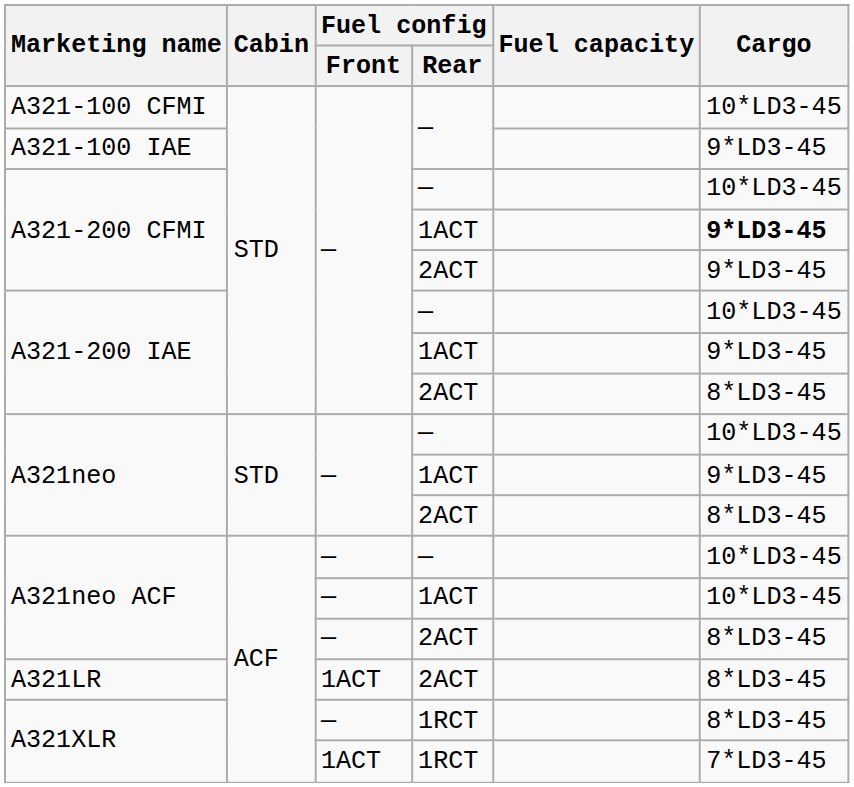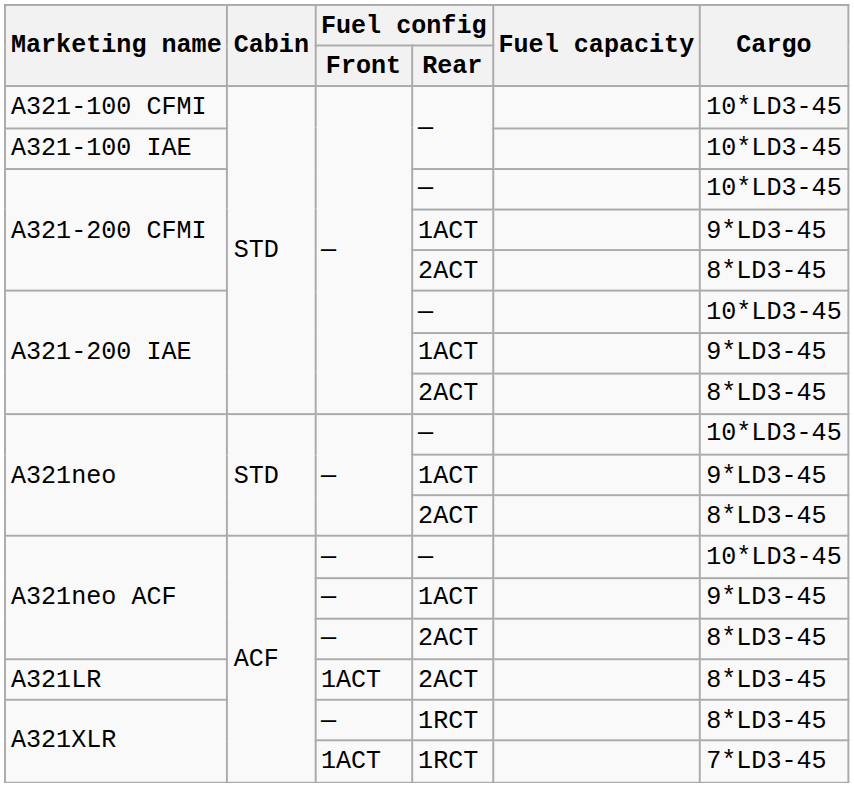(766, 148) 9*LD3-45 -> (774, 148) 10*LD3-45
(766, 230) bold -> (766, 230) normal
(766, 271) 9*LD3-45 -> (766, 271) 8*LD3-45
(774, 598) 10*LD3-45 -> (766, 598) 9*LD3-45
